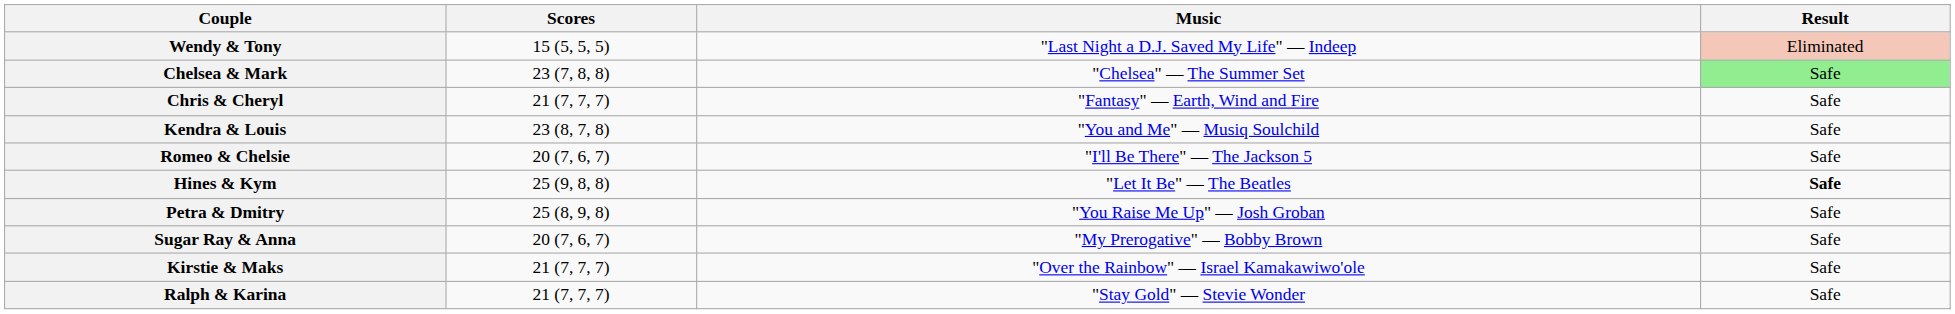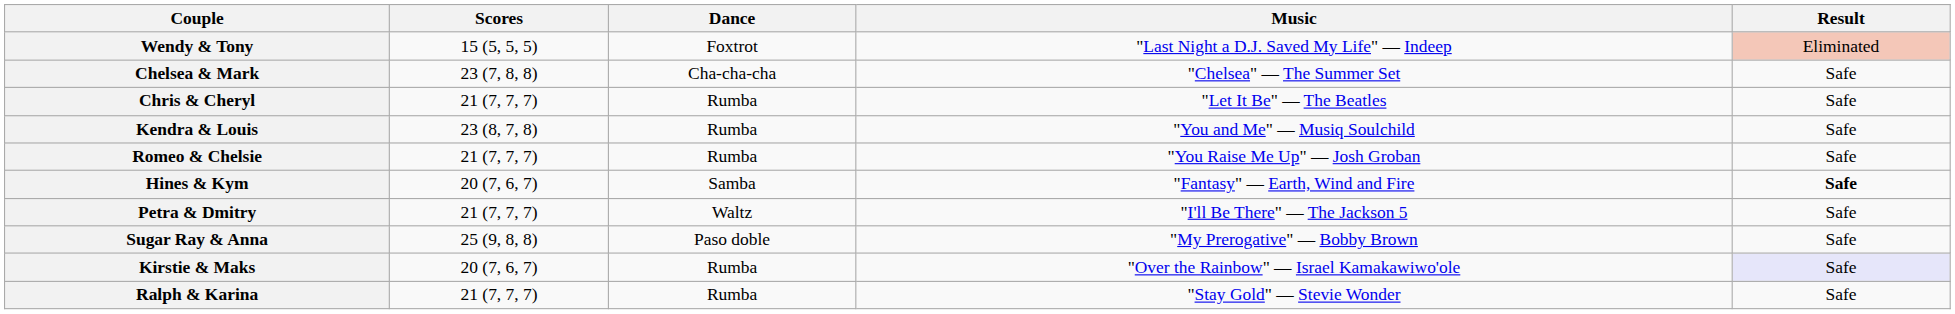+ column: (732, 18)
(1825, 73) lightgreen background -> (1841, 73) no background
(1198, 101) "Fantasy" — Earth, Wind and Fire -> (1294, 101) "Let It Be" — The Beatles
(571, 156) 20 (7, 6, 7) -> (499, 156) 21 (7, 7, 7)
(1198, 156) "I'll Be There" — The Jackson 5 -> (1294, 156) "You Raise Me Up" — Josh Groban
(571, 184) 25 (9, 8, 8) -> (499, 184) 20 (7, 6, 7)
(1198, 184) "Let It Be" — The Beatles -> (1294, 184) "Fantasy" — Earth, Wind and Fire
(571, 211) 25 (8, 9, 8) -> (499, 211) 21 (7, 7, 7)
(1198, 211) "You Raise Me Up" — Josh Groban -> (1294, 211) "I'll Be There" — The Jackson 5
(571, 239) 20 (7, 6, 7) -> (499, 239) 25 (9, 8, 8)
(571, 267) 21 (7, 7, 7) -> (499, 267) 20 (7, 6, 7)
(1825, 267) no background -> (1841, 267) lavender background
